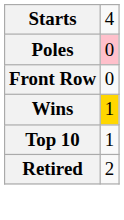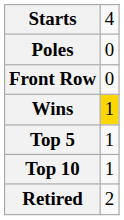(110, 49) pink background -> (110, 49) no background
+ row: (53, 139)
